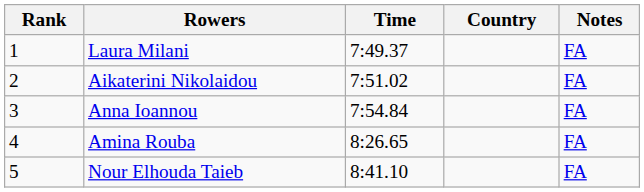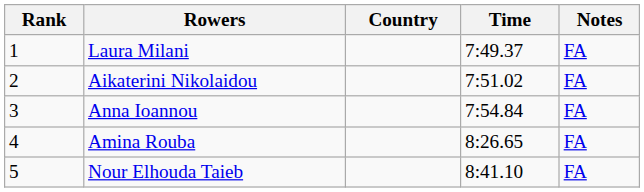columns swapped: (502, 19) <-> (395, 19)
